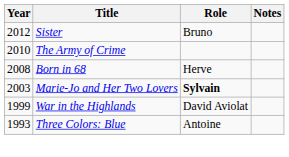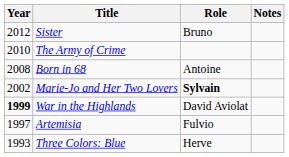(197, 69) Herve -> (202, 69) Antoine
(19, 87) 2003 -> (19, 87) 2002
(19, 106) normal -> (19, 106) bold
+ row: (59, 124)
(202, 124) Antoine -> (197, 143) Herve
